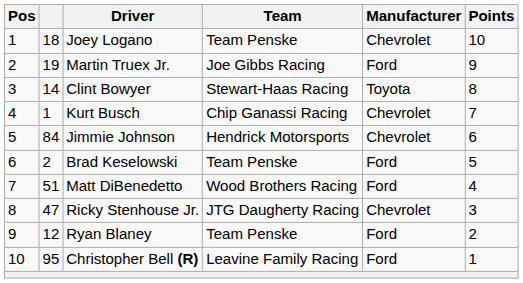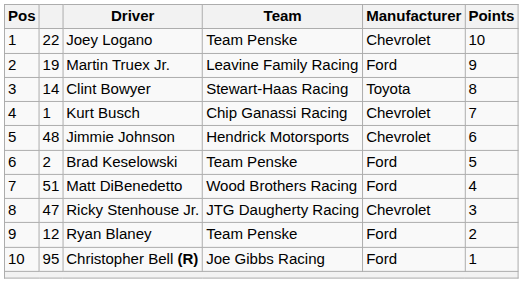(51, 40) 18 -> (51, 40) 22
(266, 64) Joe Gibbs Racing -> (282, 64) Leavine Family Racing
(51, 137) 84 -> (51, 137) 48
(282, 258) Leavine Family Racing -> (266, 258) Joe Gibbs Racing
